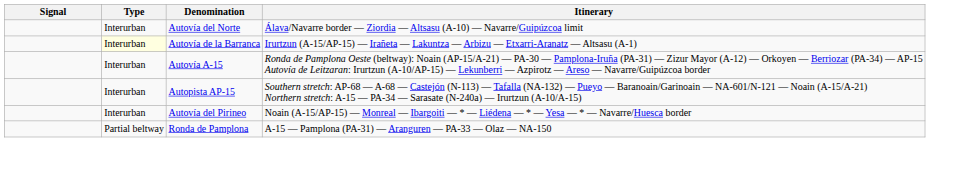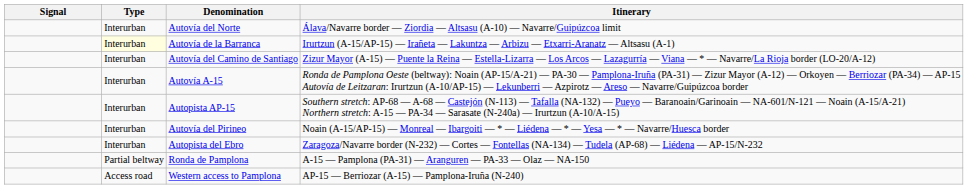+ row: (233, 59)
+ row: (206, 144)
+ row: (225, 176)
